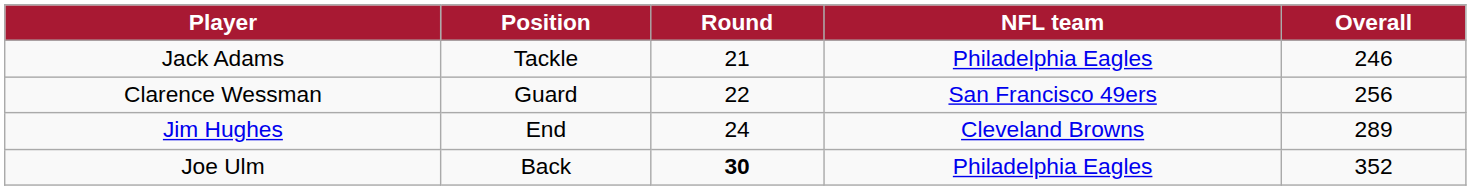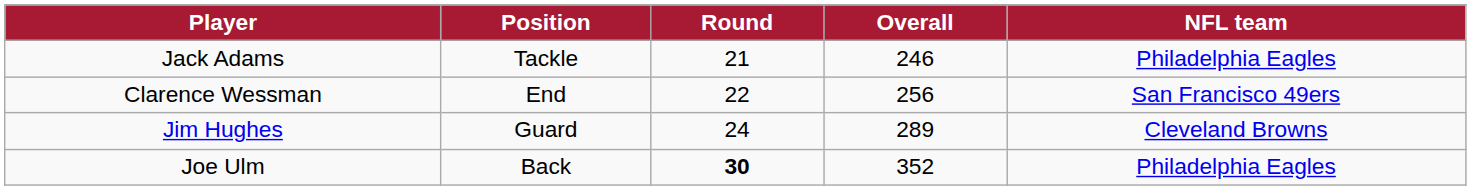columns swapped: (1374, 22) <-> (1053, 22)
(546, 94) Guard -> (546, 94) End
(546, 130) End -> (546, 130) Guard
